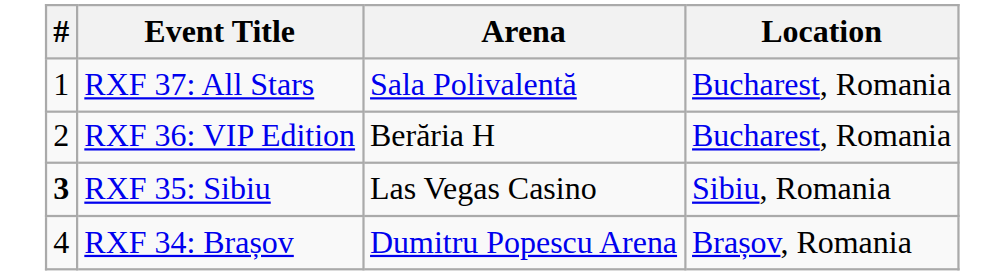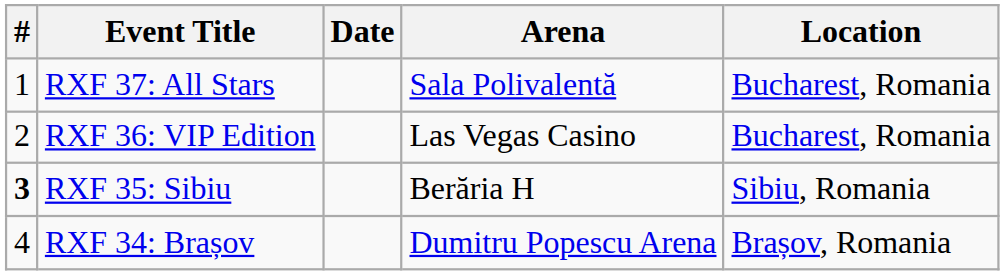+ column: (363, 31)
(433, 136) Berăria H -> (523, 136) Las Vegas Casino
(483, 189) Las Vegas Casino -> (472, 189) Berăria H
